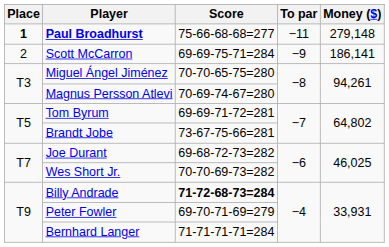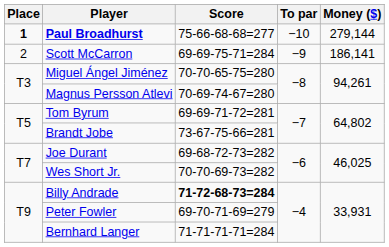(299, 34) −11 -> (299, 34) −10
(352, 34) 279,148 -> (352, 34) 279,144
